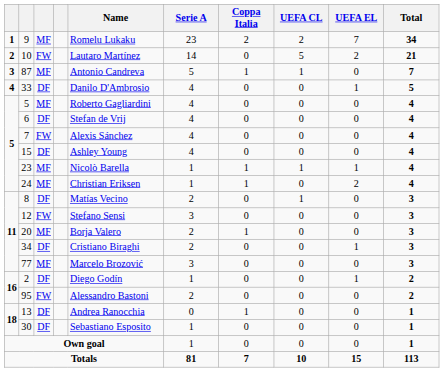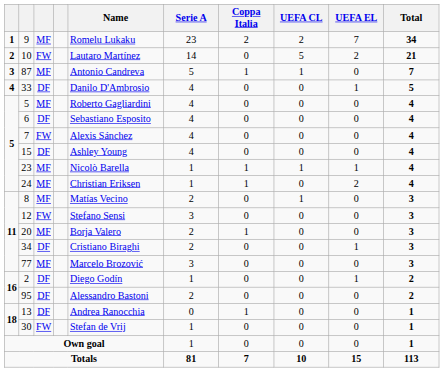(98, 119) Stefan de Vrij -> (110, 119) Sebastiano Esposito
(44, 199) DF -> (44, 199) MF
(44, 295) FW -> (44, 295) DF
(44, 327) DF -> (44, 327) FW
(110, 327) Sebastiano Esposito -> (98, 327) Stefan de Vrij
